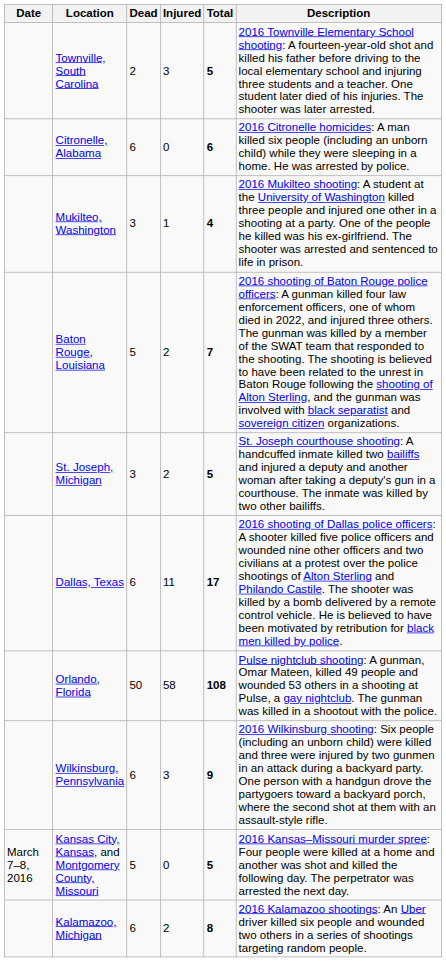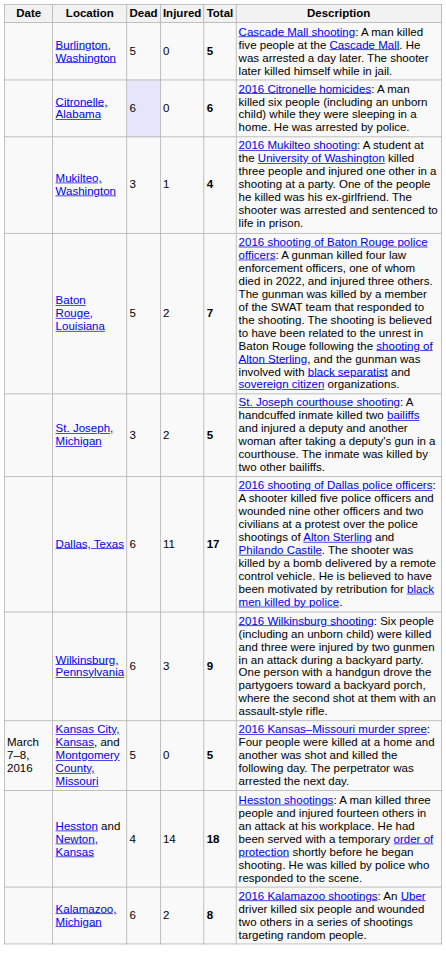- row: (81, 70)
+ row: (86, 51)
(133, 147) no background -> (133, 108) lavender background
- row: (78, 685)
+ row: (88, 839)
